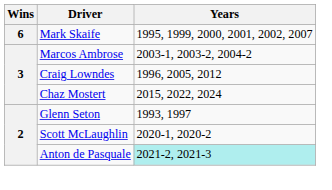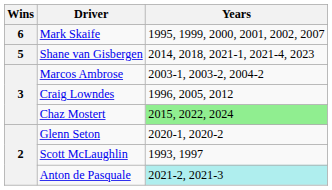+ row: (91, 54)
(179, 94) no background -> (191, 114) lightgreen background
(164, 114) 1993, 1997 -> (186, 135) 2020-1, 2020-2
(174, 135) 2020-1, 2020-2 -> (176, 155) 1993, 1997
